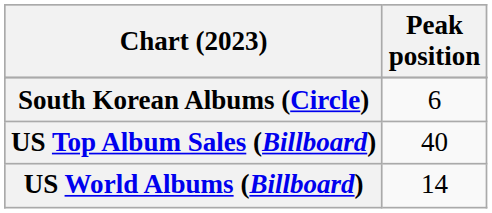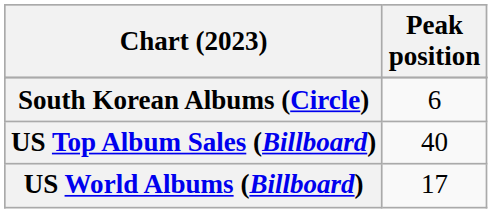(435, 185) 14 -> (435, 185) 17
